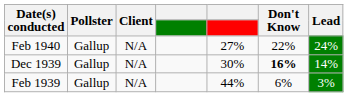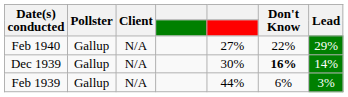(326, 45) 24% -> (326, 45) 29%
